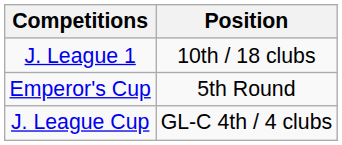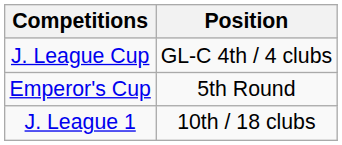rows swapped: (80, 55) <-> (80, 122)
